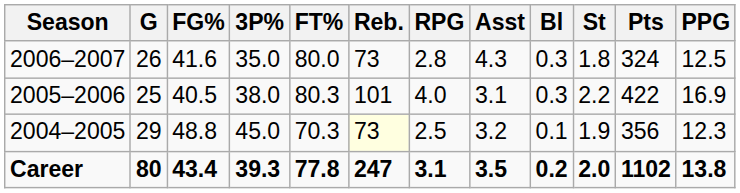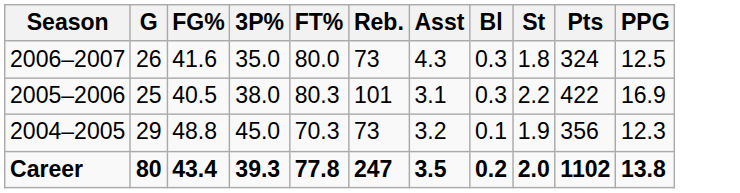- column: (439, 22)
(367, 132) lightyellow background -> (367, 132) no background
